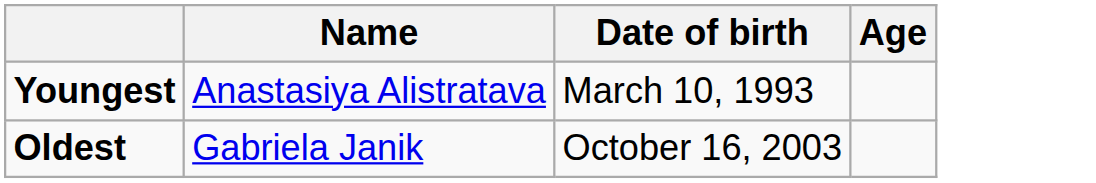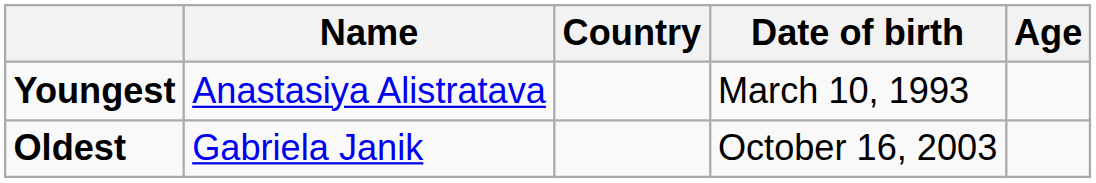+ column: (632, 33)
